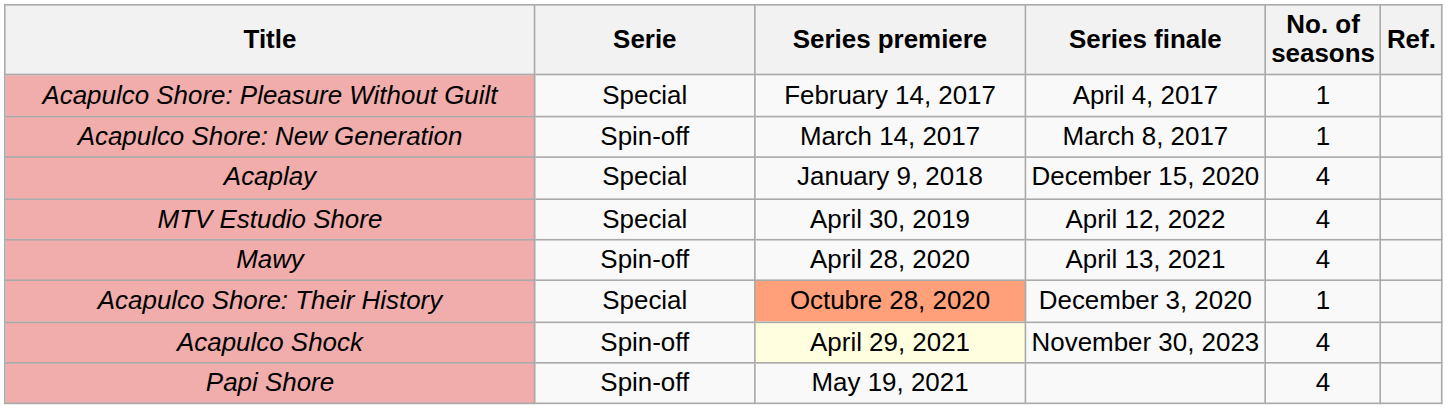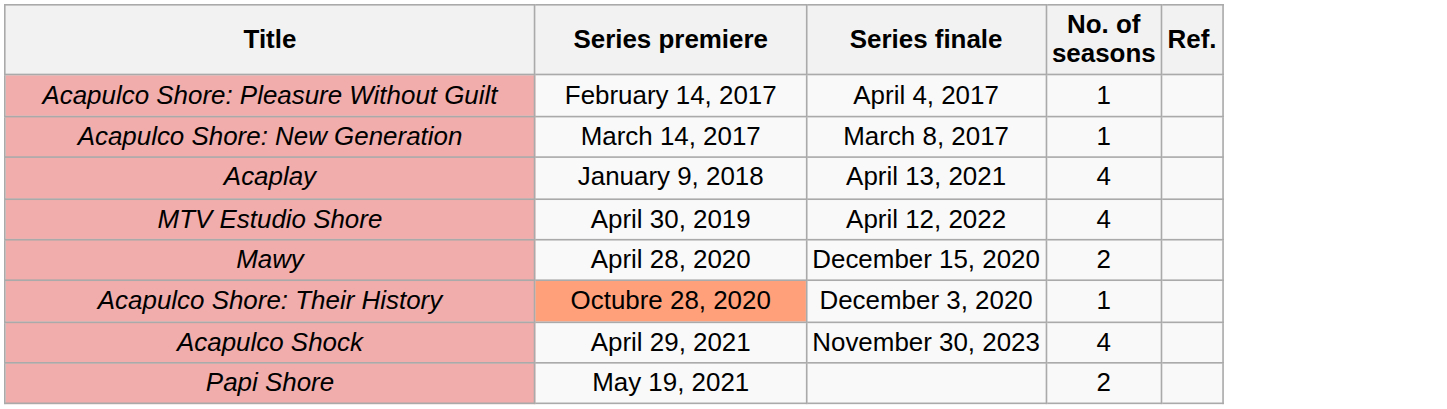- column: (645, 39)
(1145, 177) December 15, 2020 -> (926, 177) April 13, 2021
(1145, 259) April 13, 2021 -> (926, 259) December 15, 2020
(1323, 259) 4 -> (1104, 259) 2
(890, 341) lightyellow background -> (671, 341) no background
(1323, 383) 4 -> (1104, 383) 2
